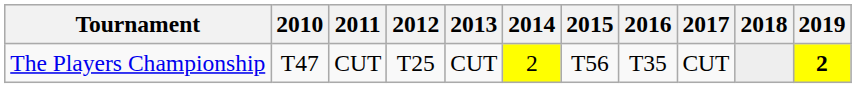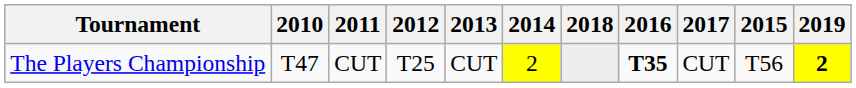columns swapped: (590, 24) <-> (764, 24)
(648, 62) normal -> (648, 62) bold
